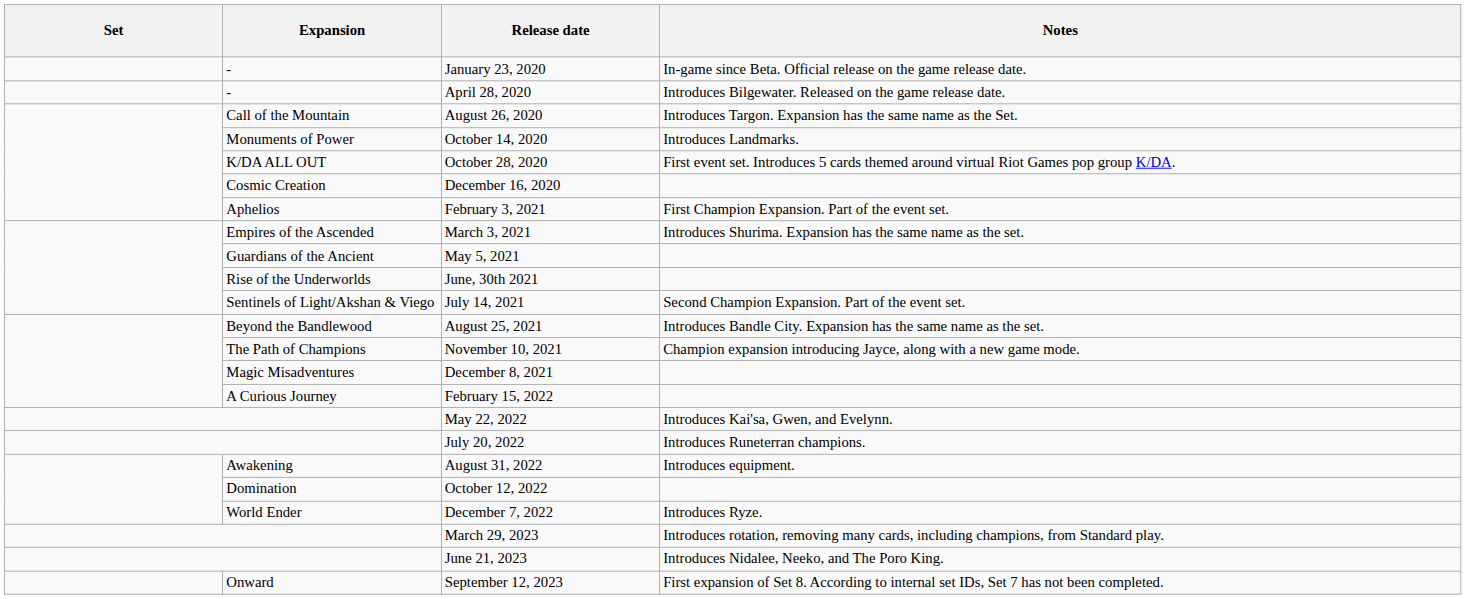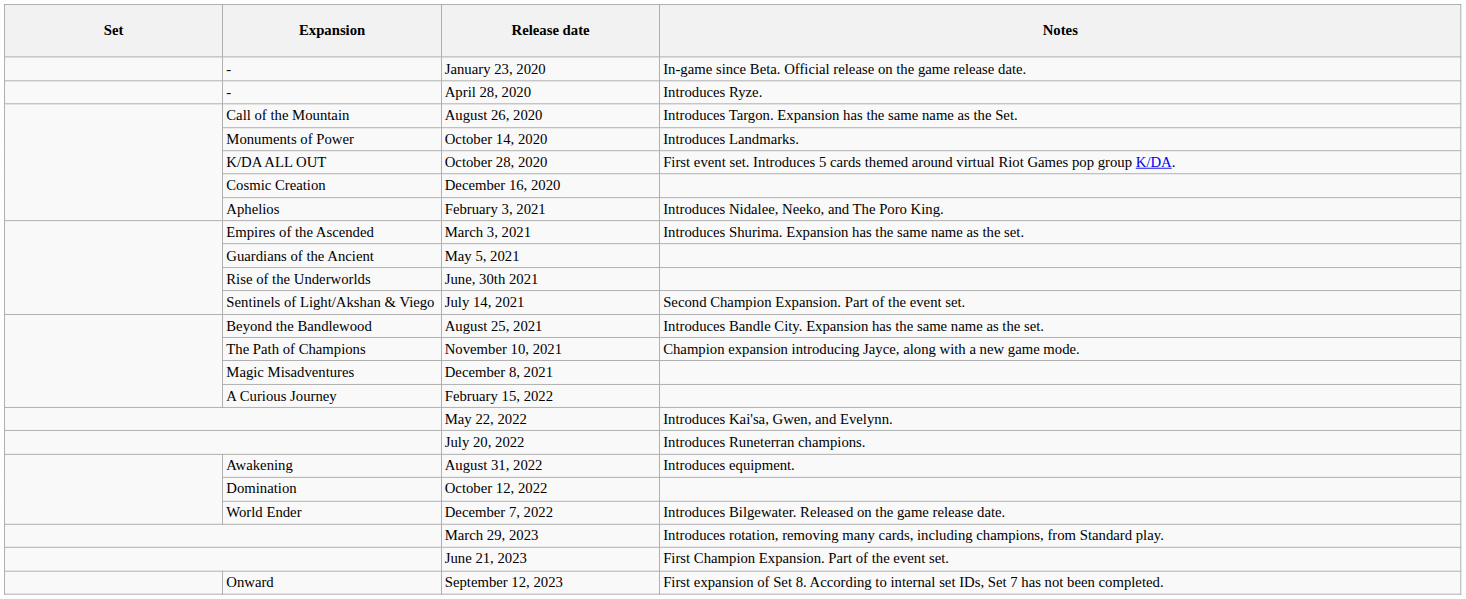(834, 92) Introduces Bilgewater. Released on the game release date. -> (713, 92) Introduces Ryze.
(806, 209) First Champion Expansion. Part of the event set. -> (803, 209) Introduces Nidalee, Neeko, and The Poro King.
(713, 512) Introduces Ryze. -> (834, 512) Introduces Bilgewater. Released on the game release date.
(803, 559) Introduces Nidalee, Neeko, and The Poro King. -> (806, 559) First Champion Expansion. Part of the event set.
